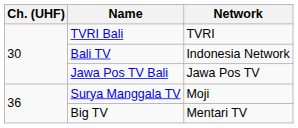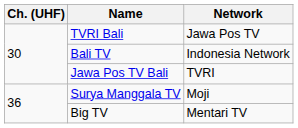(201, 34) TVRI -> (223, 34) Jawa Pos TV
(223, 73) Jawa Pos TV -> (201, 73) TVRI
